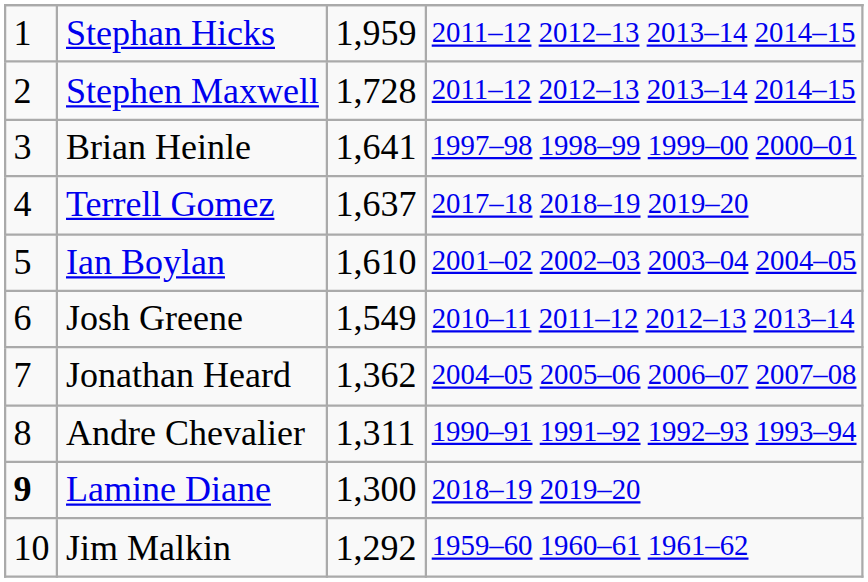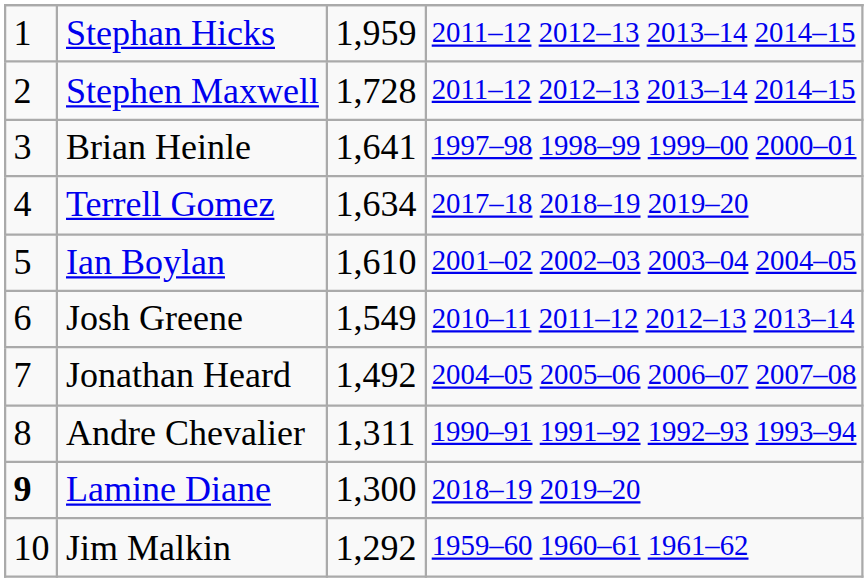(376, 204) 1,637 -> (376, 204) 1,634
(376, 375) 1,362 -> (376, 375) 1,492
